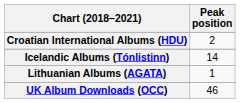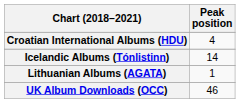(212, 40) 2 -> (212, 40) 4
